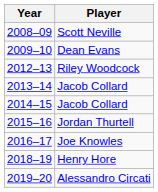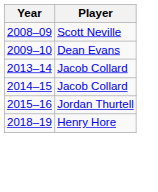- row: (29, 68)
- row: (29, 141)
- row: (29, 178)
